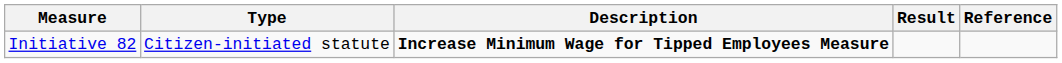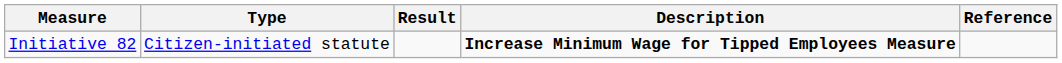columns swapped: (643, 18) <-> (926, 18)
